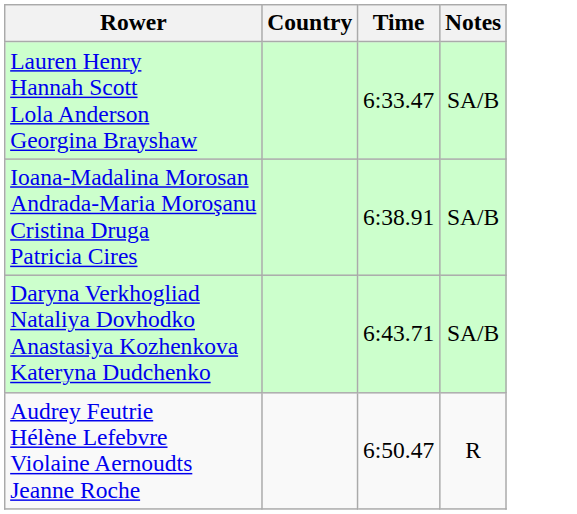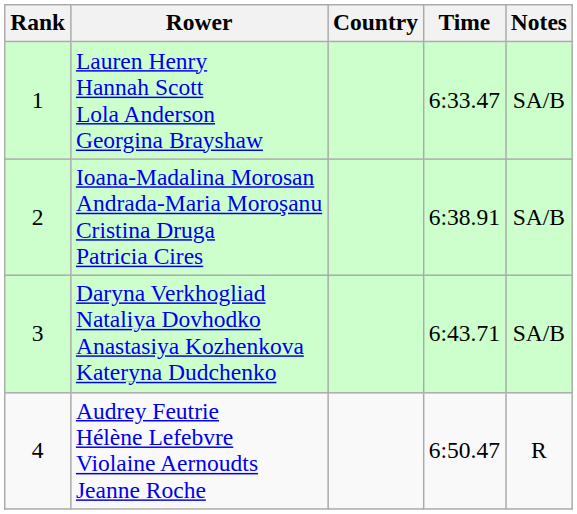+ column: (38, 23)
